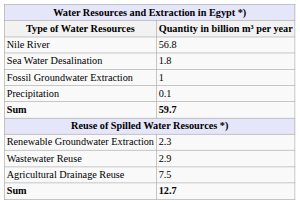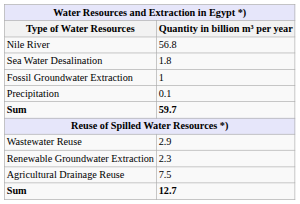rows swapped: (165, 142) <-> (165, 158)
